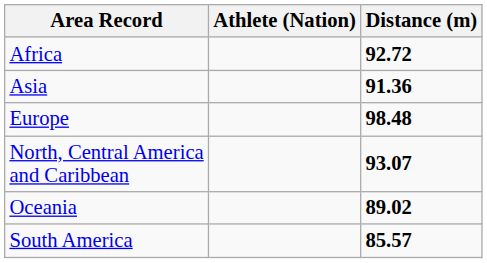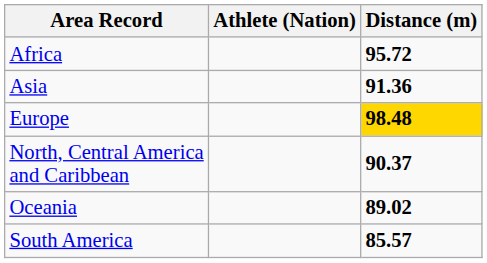(389, 53) 92.72 -> (389, 53) 95.72
(389, 119) no background -> (389, 119) gold background
(389, 163) 93.07 -> (389, 163) 90.37
